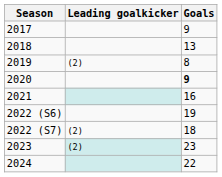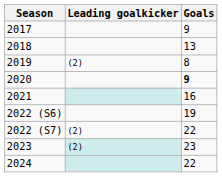(190, 130) 18 -> (190, 130) 22
